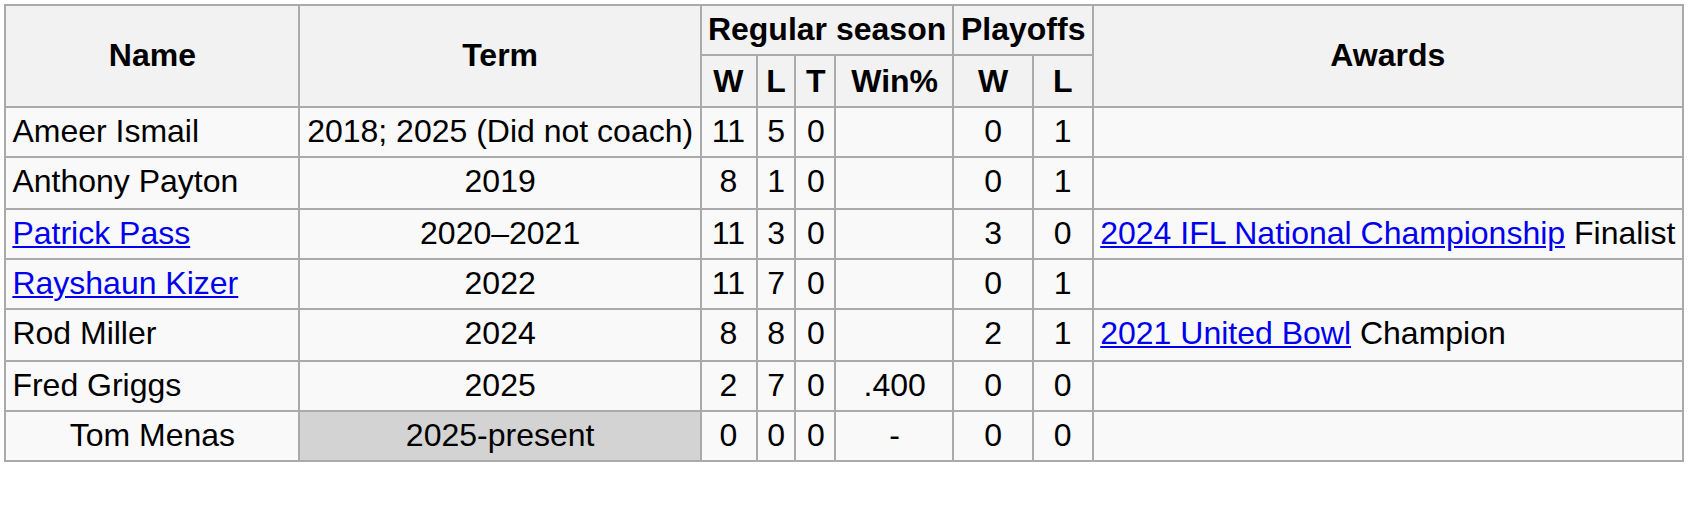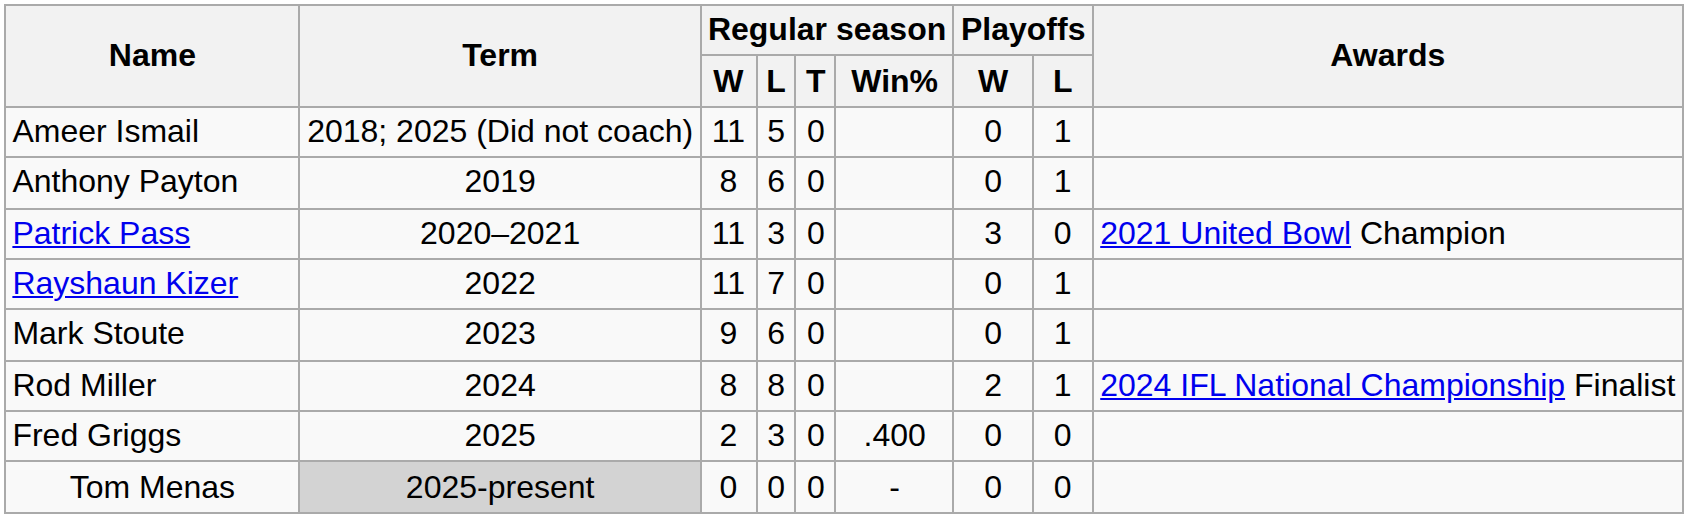(776, 182) 1 -> (776, 182) 6
(1388, 232) 2024 IFL National Championship Finalist -> (1303, 232) 2021 United Bowl Champion
+ row: (99, 334)
(1303, 334) 2021 United Bowl Champion -> (1388, 385) 2024 IFL National Championship Finalist
(776, 385) 7 -> (776, 435) 3
